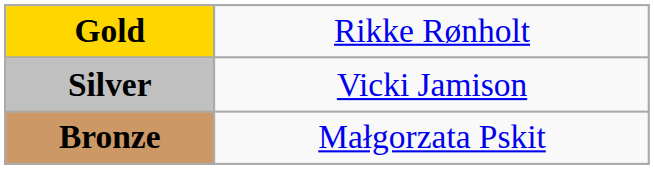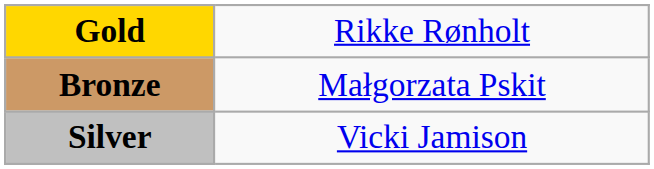rows swapped: (110, 84) <-> (110, 137)
